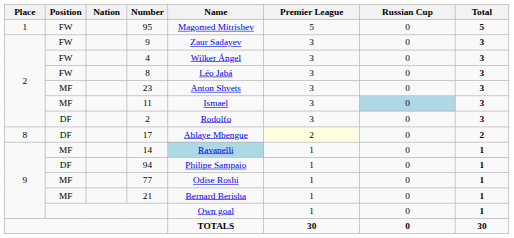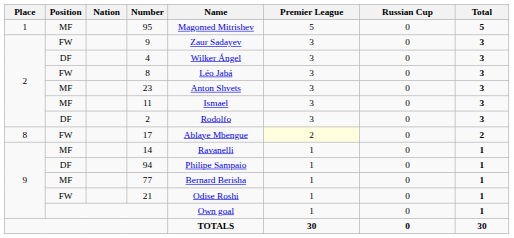(66, 27) FW -> (66, 27) MF
(66, 58) FW -> (66, 58) DF
(407, 104) lightblue background -> (407, 104) no background
(66, 134) DF -> (66, 134) FW
(216, 149) lightblue background -> (216, 149) no background
(216, 180) Odise Roshi -> (216, 180) Bernard Berisha
(66, 195) MF -> (66, 195) FW
(216, 195) Bernard Berisha -> (216, 195) Odise Roshi
